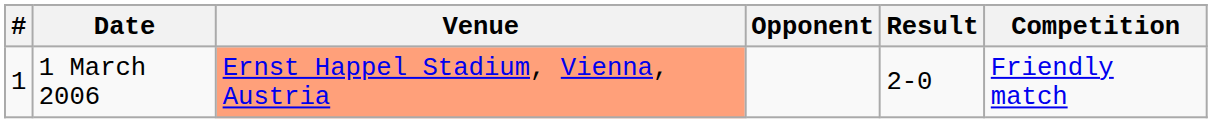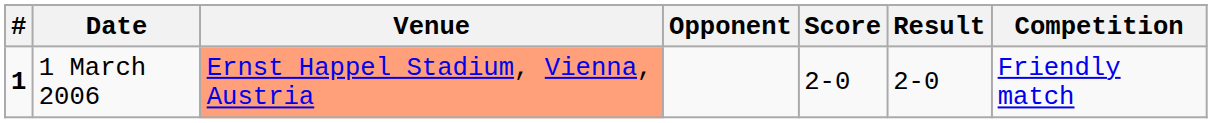+ column: (843, 26)
(19, 82) normal -> (19, 82) bold
